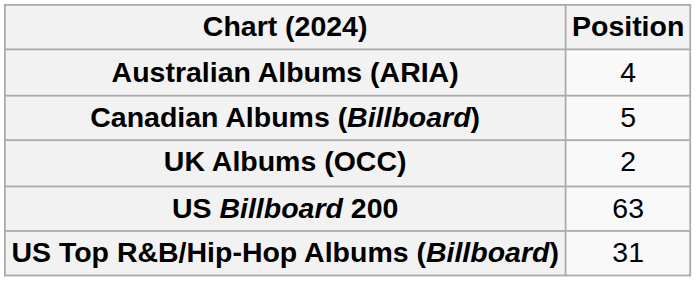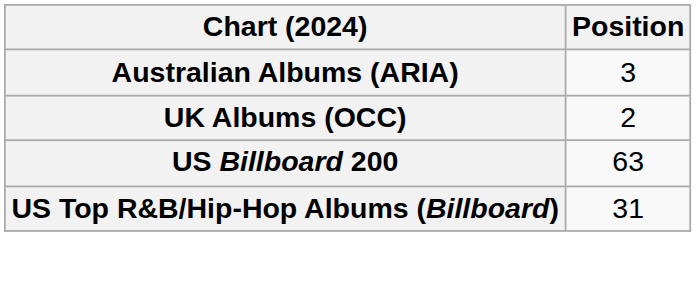(628, 72) 4 -> (628, 72) 3
- row: (285, 117)
